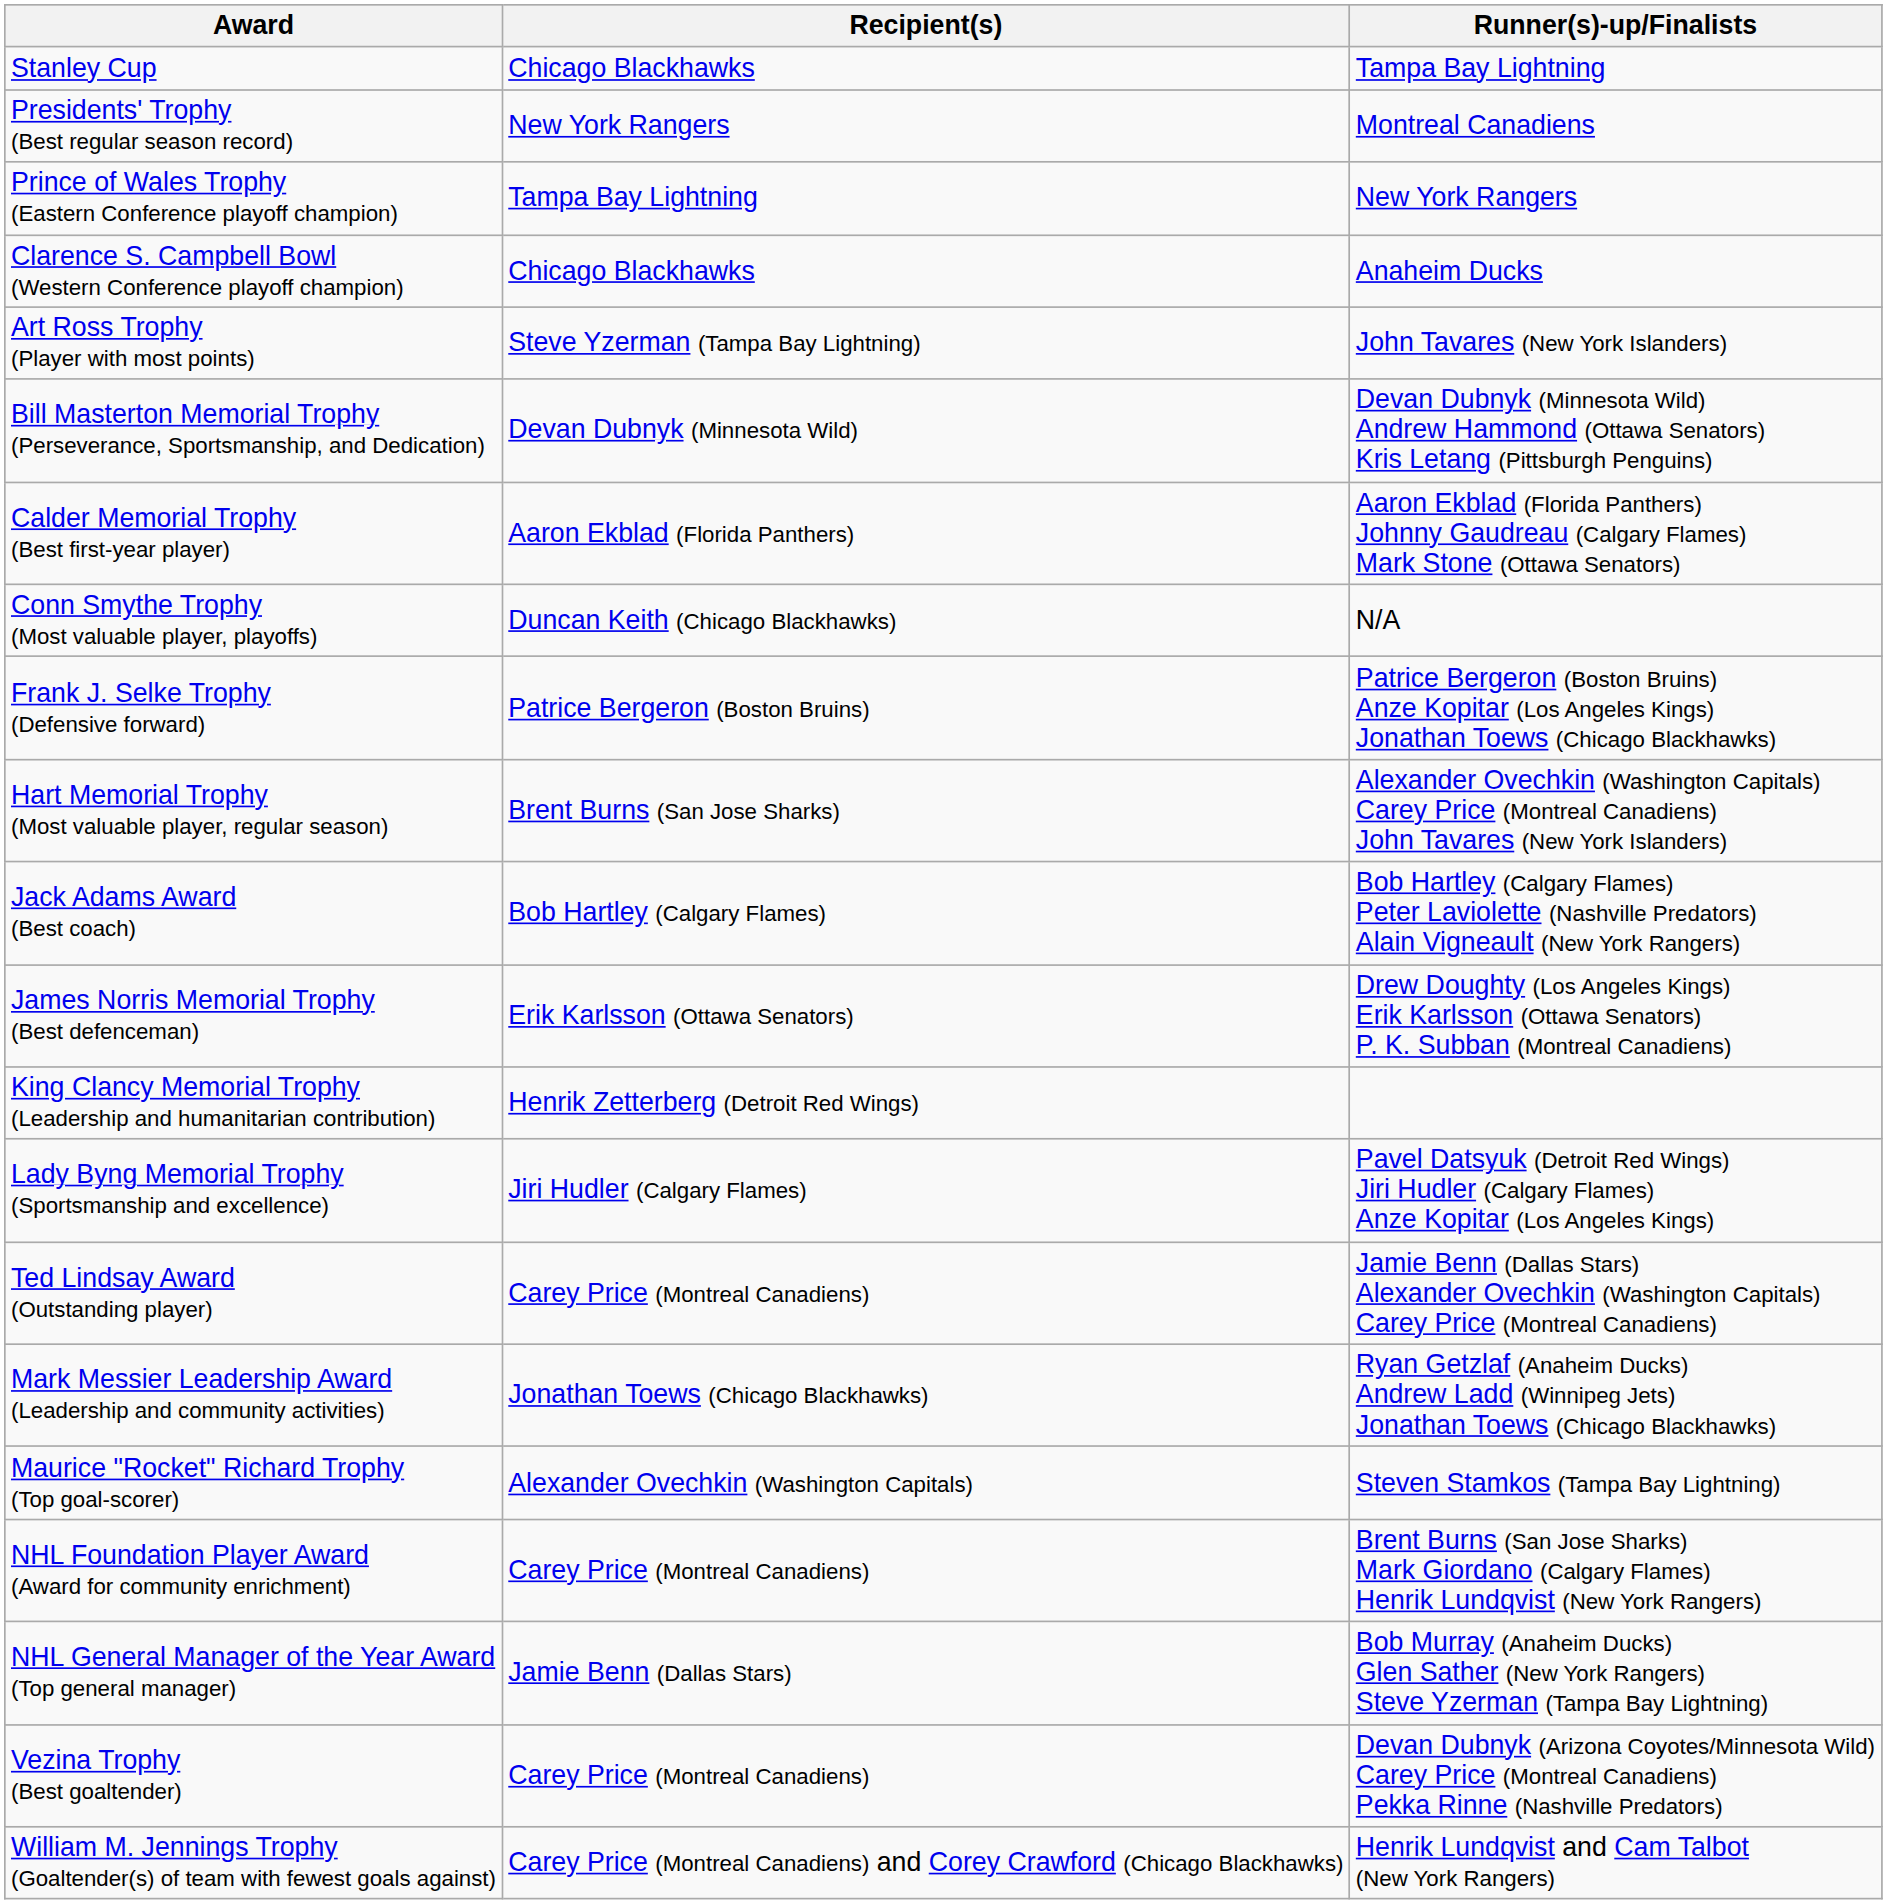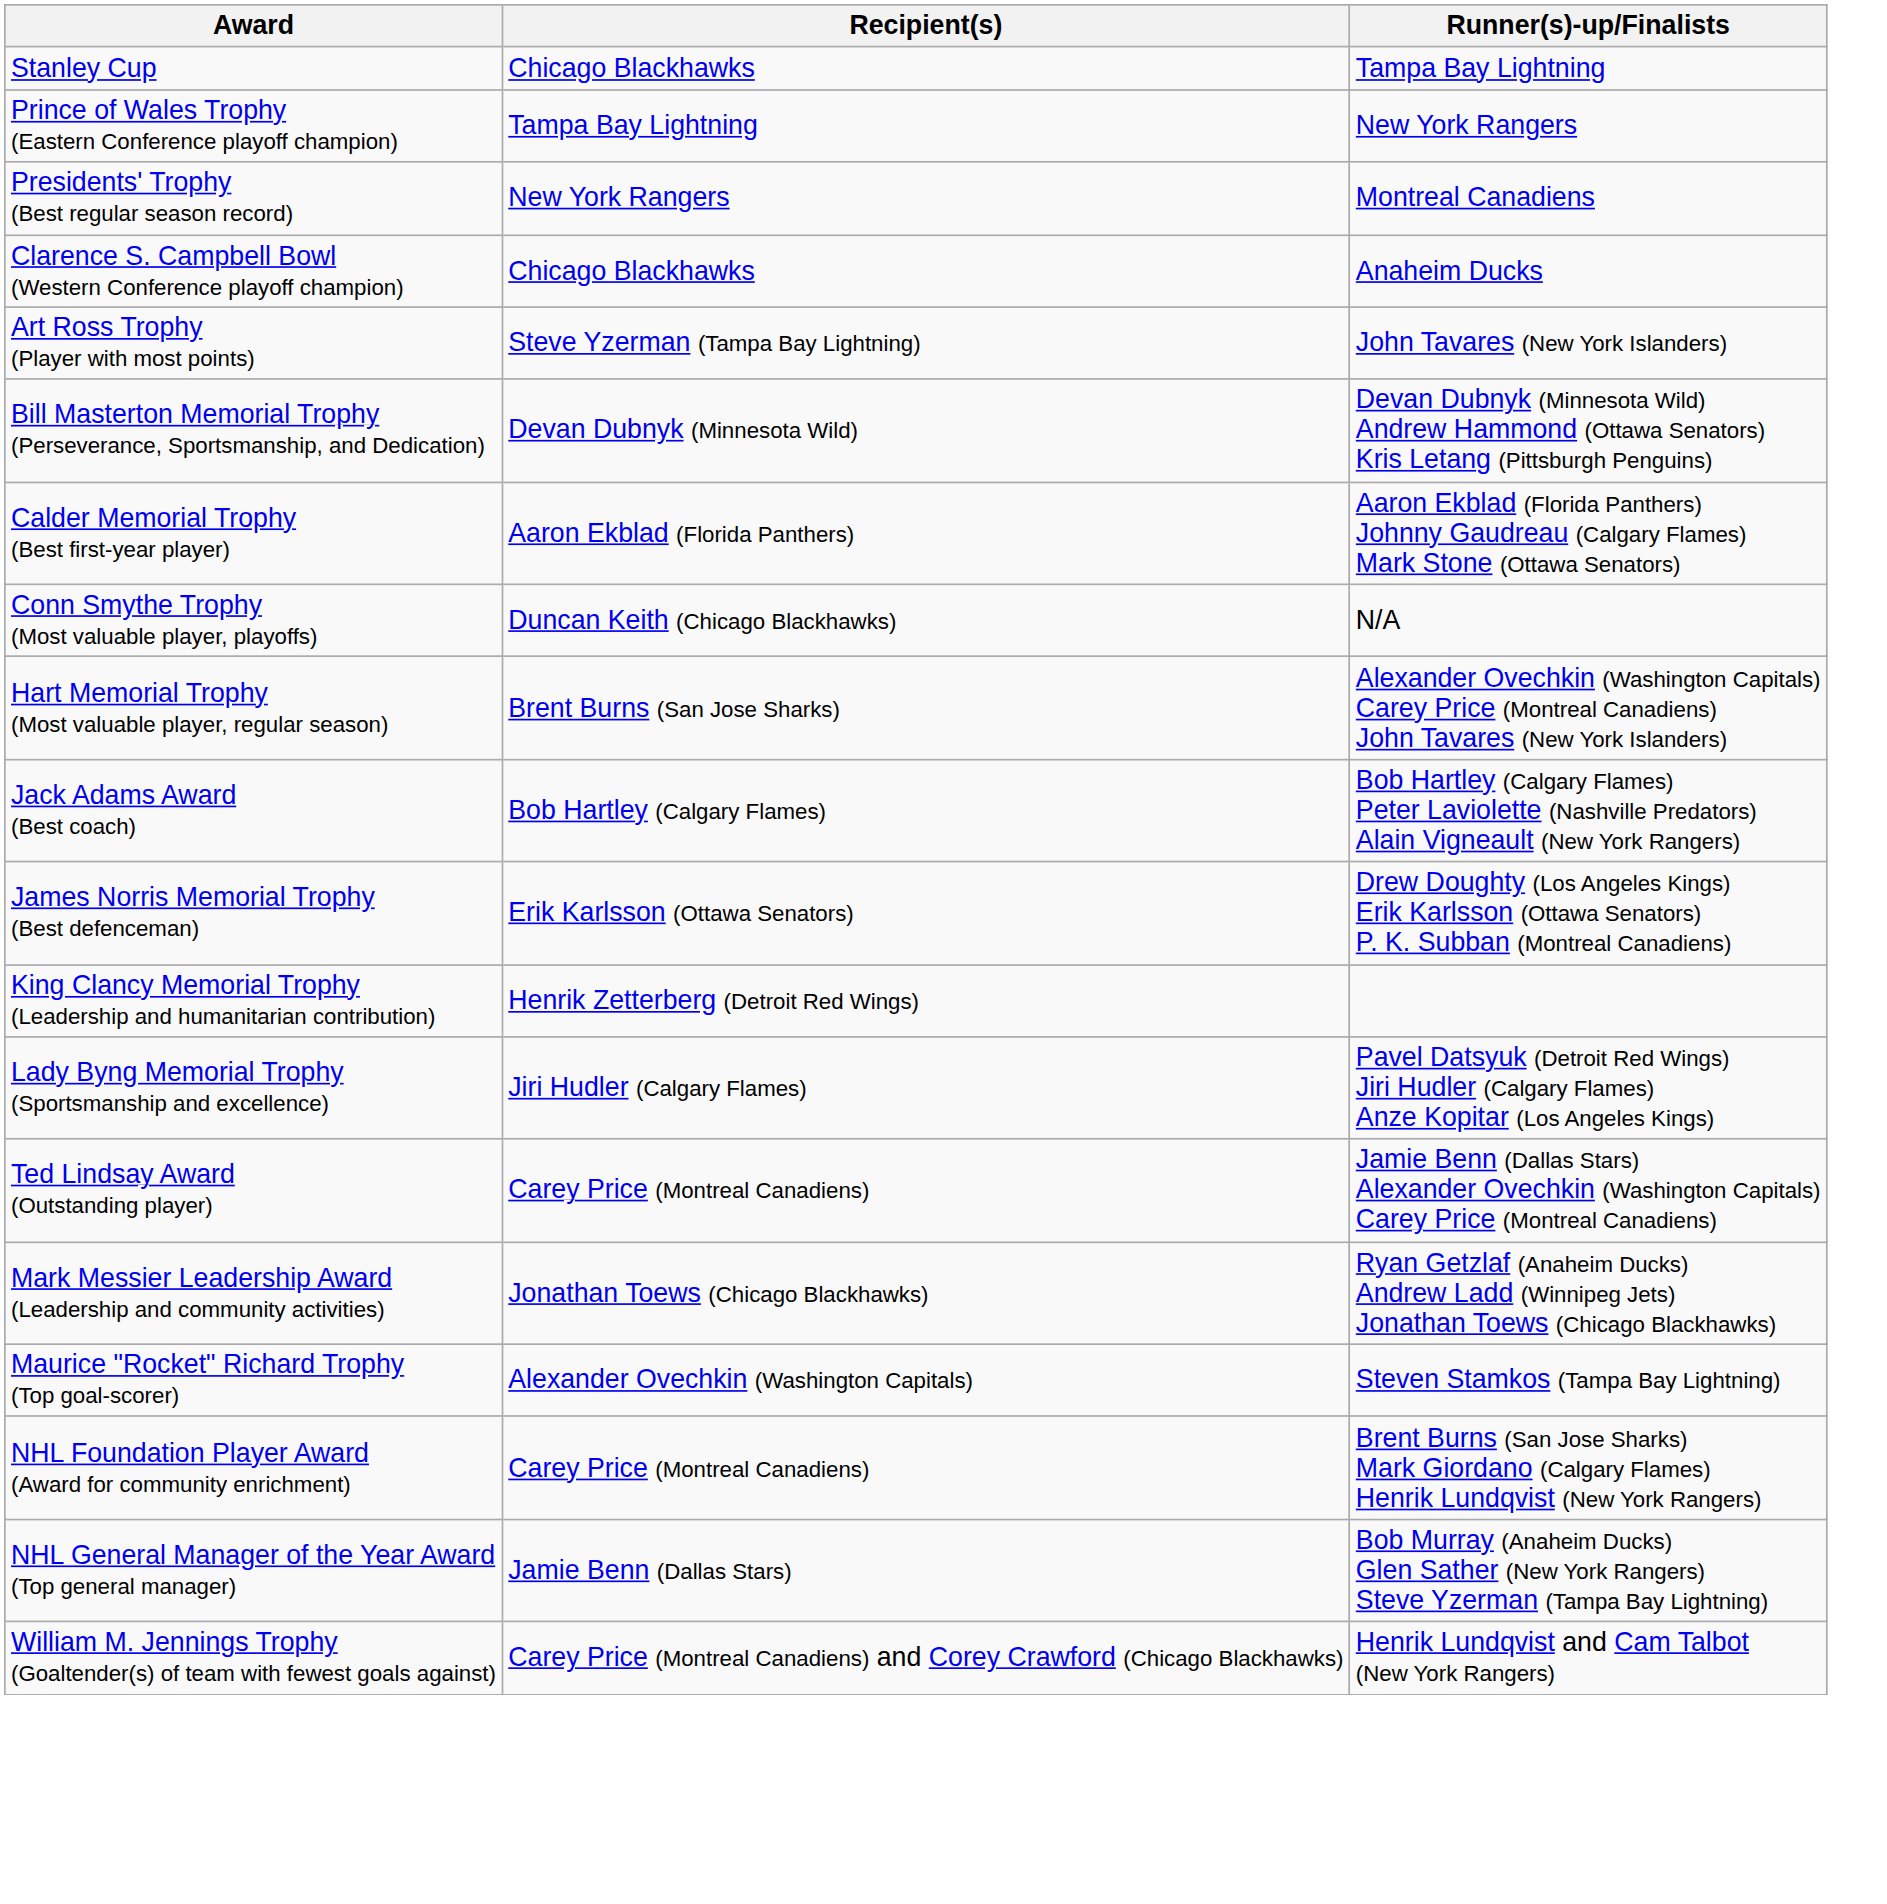rows swapped: (152, 125) <-> (204, 197)
- row: (141, 707)
- row: (96, 1775)
